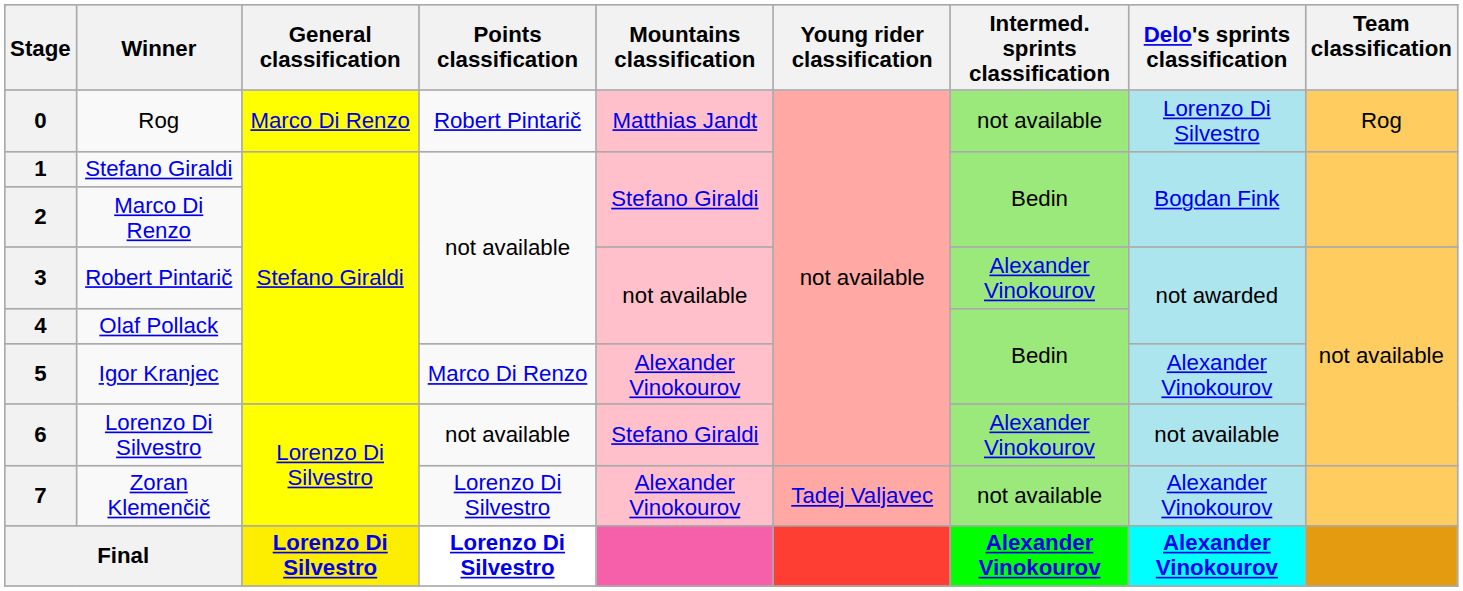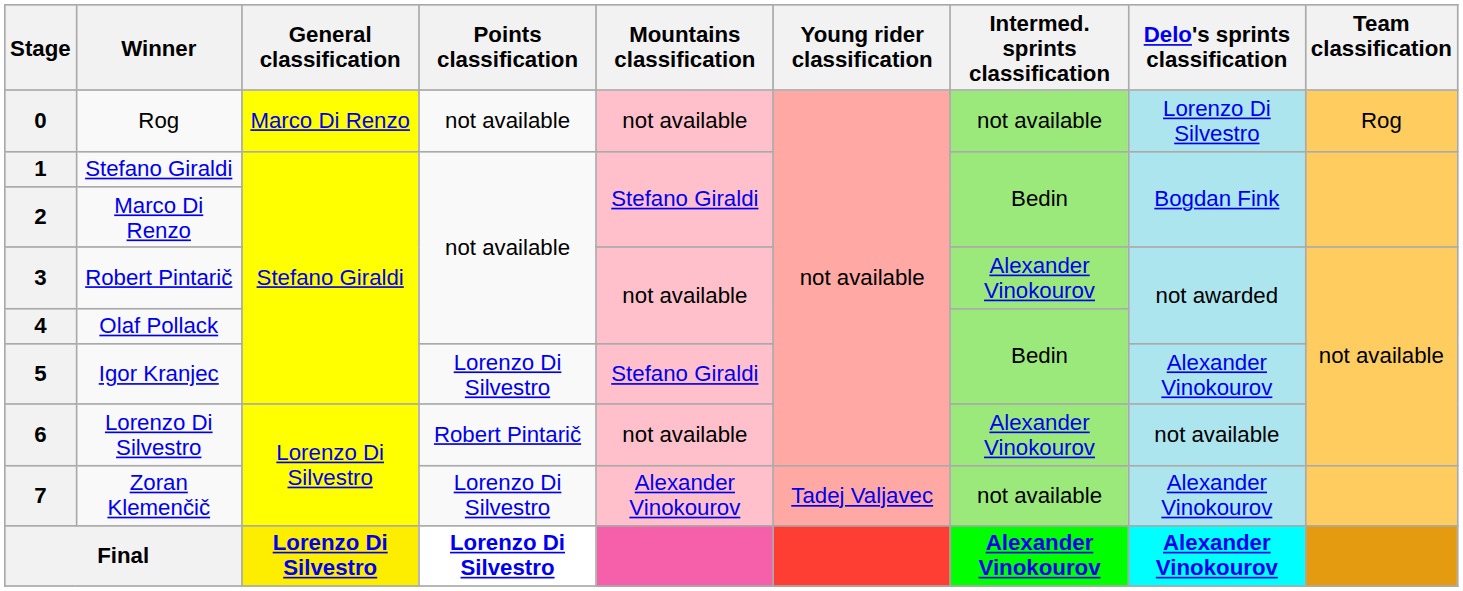(508, 121) Robert Pintarič -> (508, 121) not available
(685, 121) Matthias Jandt -> (685, 121) not available
(508, 374) Marco Di Renzo -> (508, 374) Lorenzo Di Silvestro
(685, 374) Alexander Vinokourov -> (685, 374) Stefano Giraldi
(508, 435) not available -> (508, 435) Robert Pintarič
(685, 435) Stefano Giraldi -> (685, 435) not available
